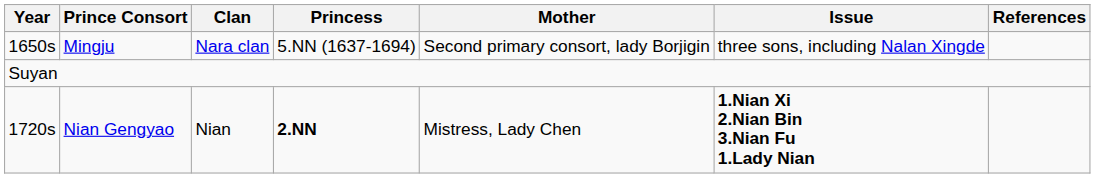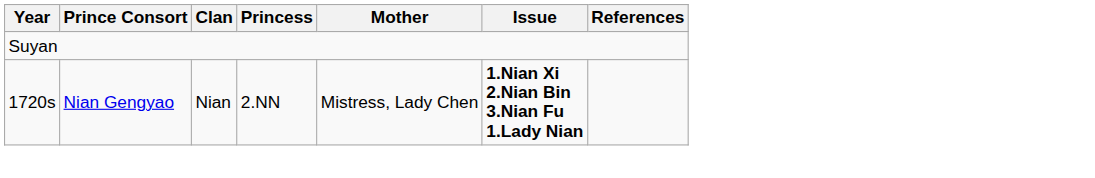- row: (89, 45)
(297, 129) bold -> (260, 102) normal
